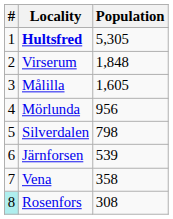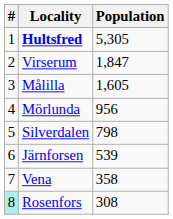(112, 62) 1,848 -> (112, 62) 1,847
